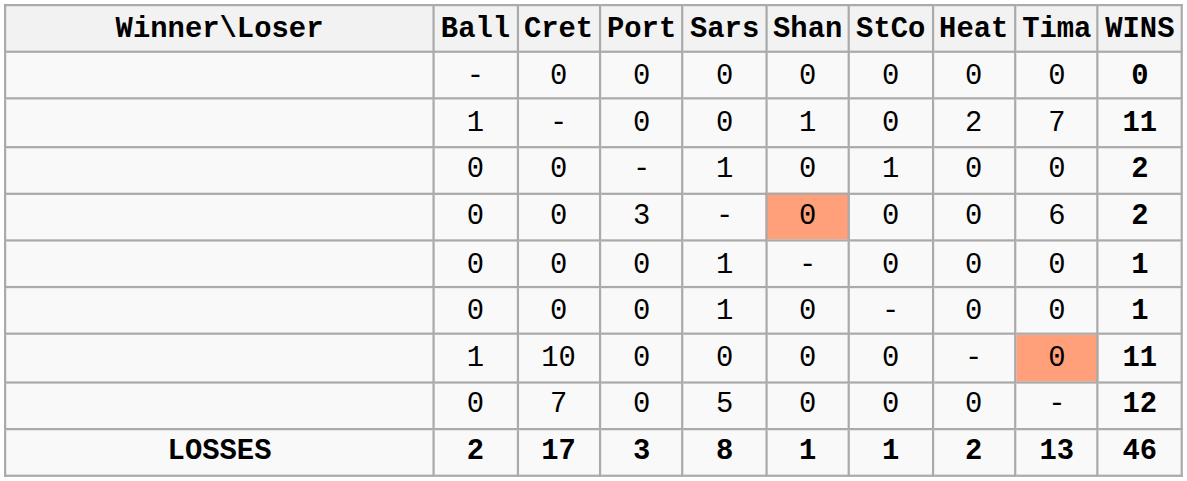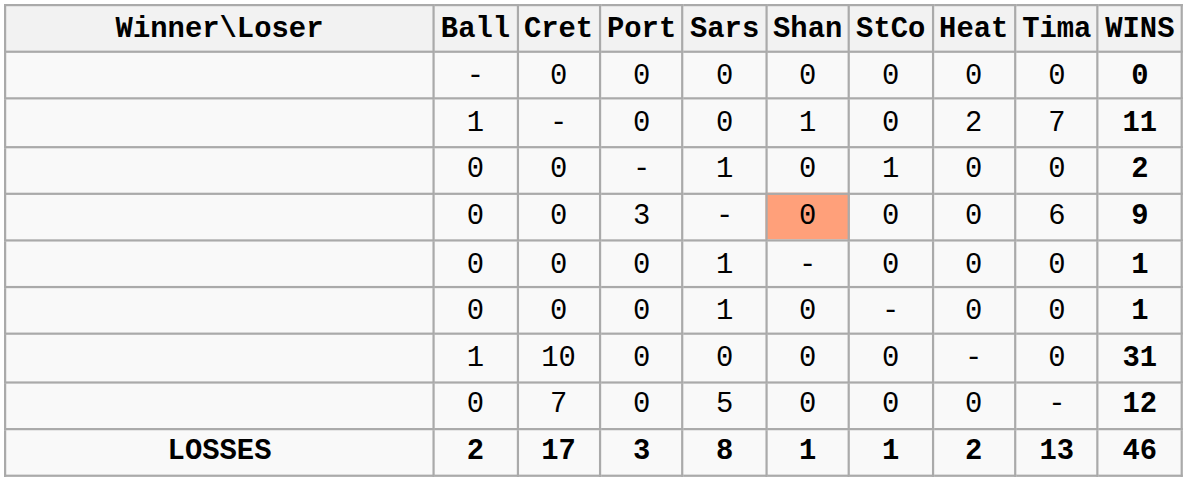(1140, 217) 2 -> (1140, 217) 9
(1057, 358) lightsalmon background -> (1057, 358) no background
(1140, 358) 11 -> (1140, 358) 31
